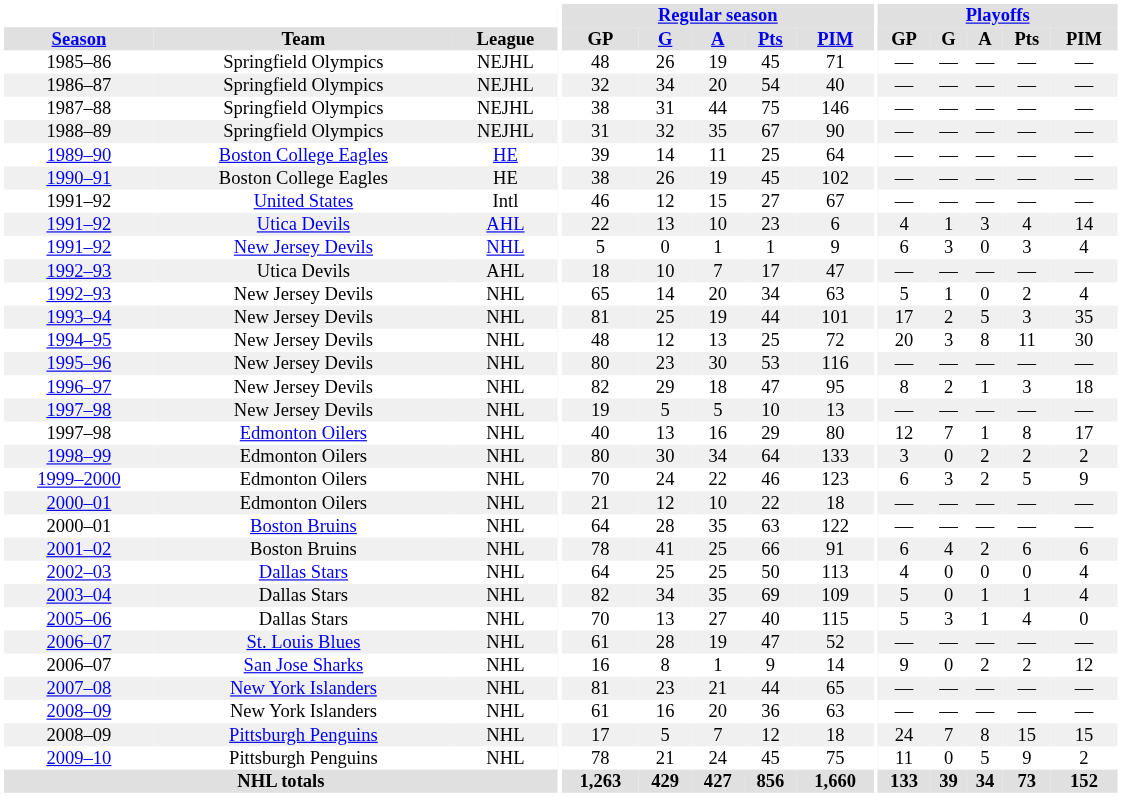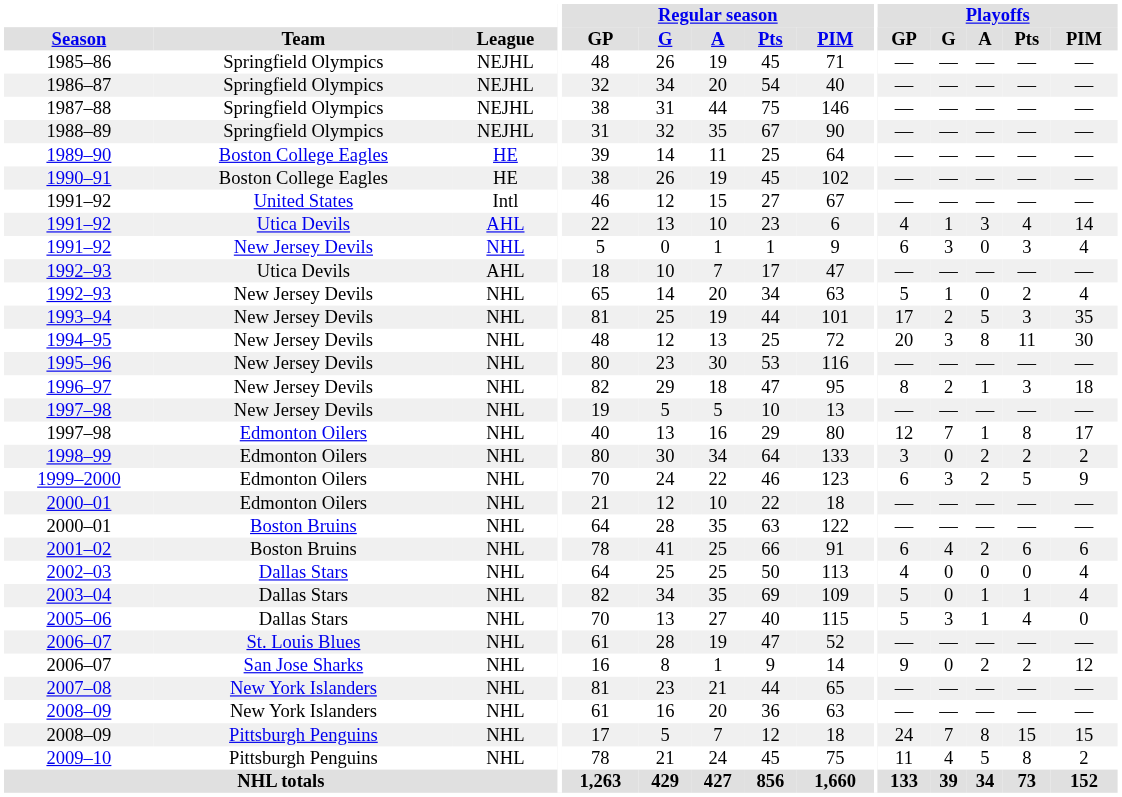(949, 757) 0 -> (949, 757) 4
(1027, 757) 9 -> (1027, 757) 8
